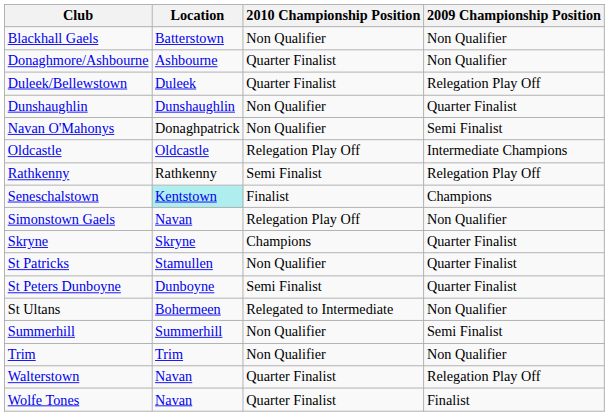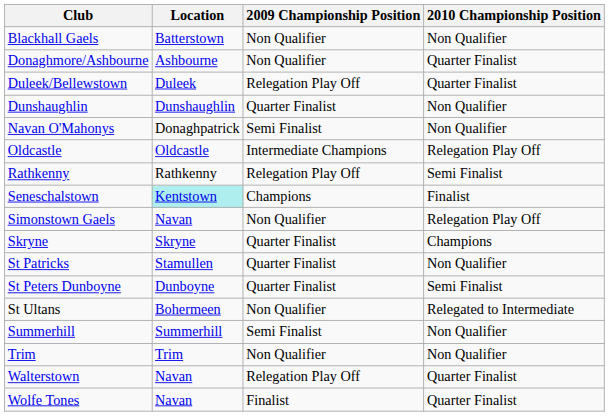columns swapped: (514, 15) <-> (333, 15)
